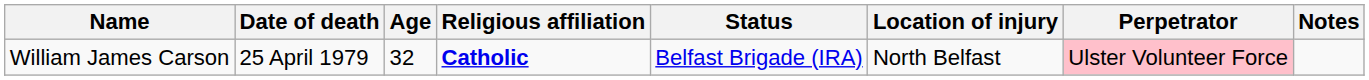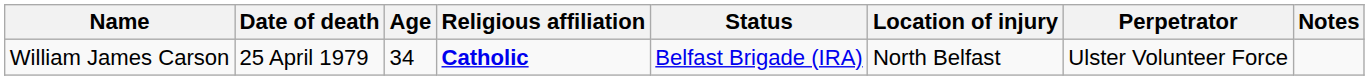(402, 57) 32 -> (402, 57) 34
(1178, 57) pink background -> (1178, 57) no background
